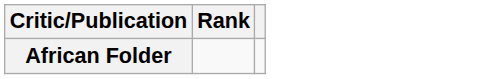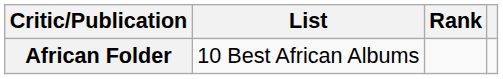+ column: (308, 21)
